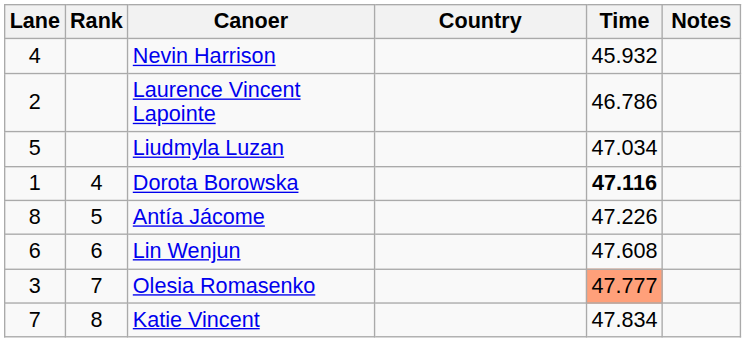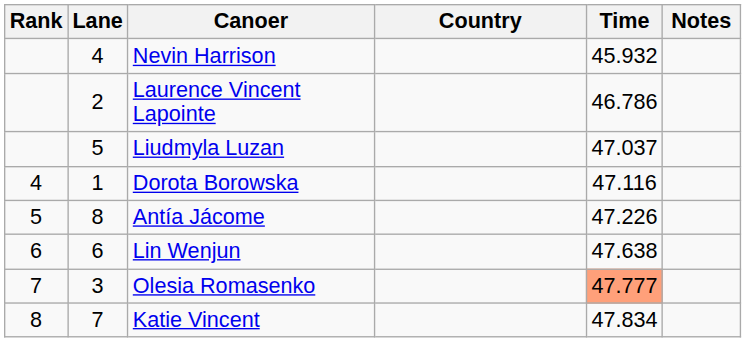columns swapped: (96, 21) <-> (35, 21)
(624, 148) 47.034 -> (624, 148) 47.037
(624, 182) bold -> (624, 182) normal
(624, 251) 47.608 -> (624, 251) 47.638
